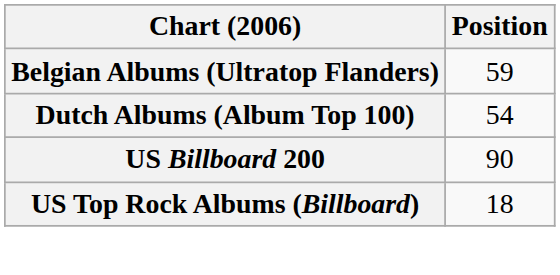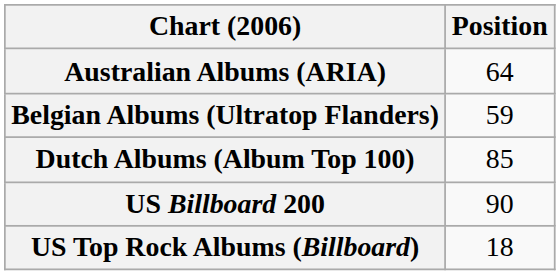+ row: (225, 70)
(500, 114) 54 -> (500, 159) 85
